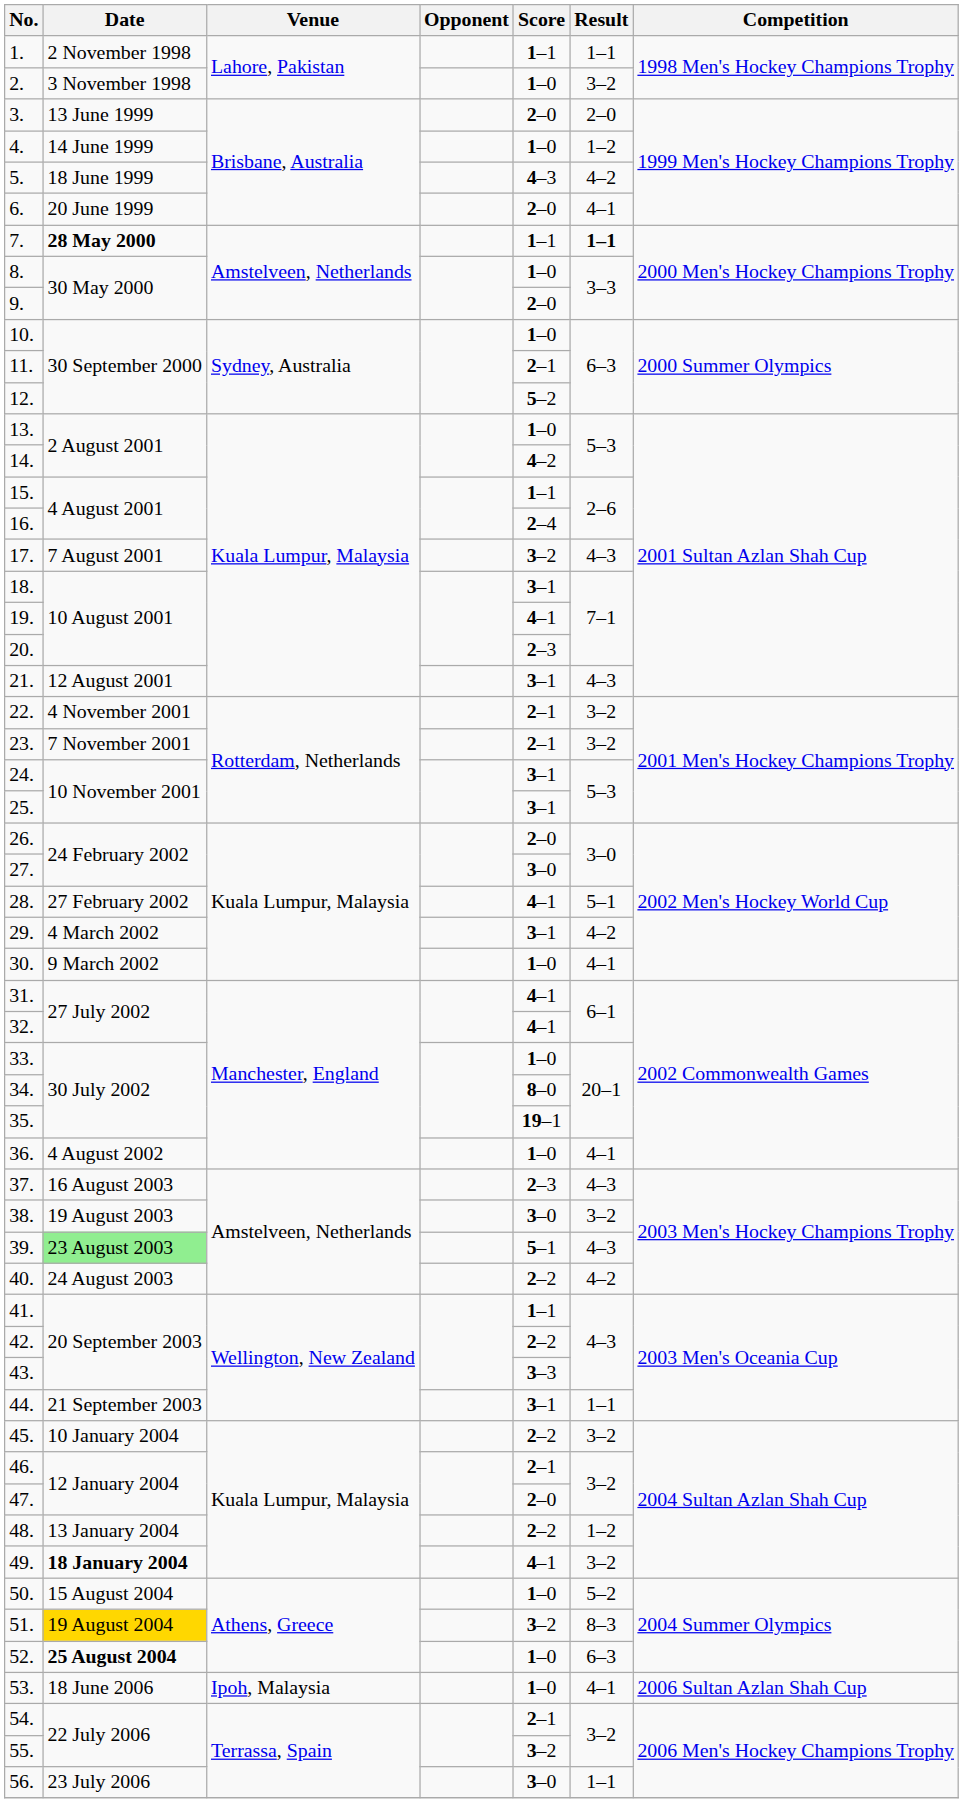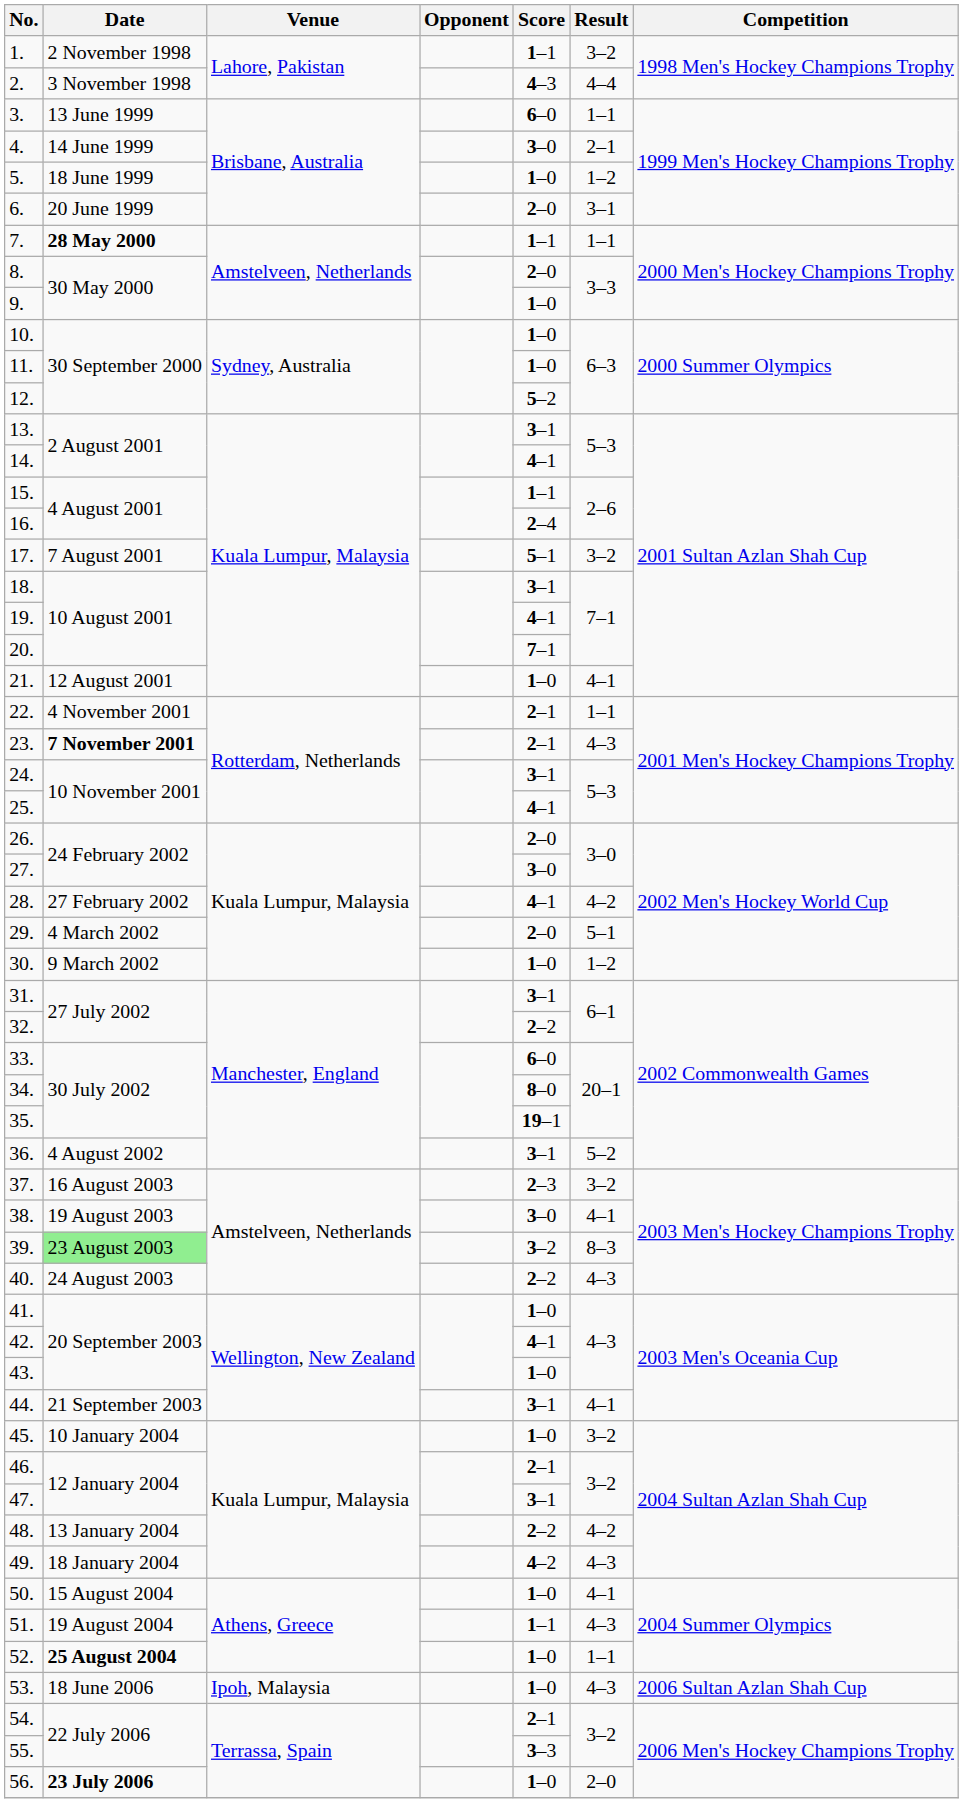(601, 51) 1–1 -> (601, 51) 3–2
(542, 83) 1–0 -> (542, 83) 4–3
(601, 83) 3–2 -> (601, 83) 4–4
(542, 114) 2–0 -> (542, 114) 6–0
(601, 114) 2–0 -> (601, 114) 1–1
(542, 146) 1–0 -> (542, 146) 3–0
(601, 146) 1–2 -> (601, 146) 2–1
(542, 177) 4–3 -> (542, 177) 1–0
(601, 177) 4–2 -> (601, 177) 1–2
(601, 209) 4–1 -> (601, 209) 3–1
(601, 240) bold -> (601, 240) normal
(542, 271) 1–0 -> (542, 271) 2–0
(542, 303) 2–0 -> (542, 303) 1–0
(542, 366) 2–1 -> (542, 366) 1–0
(542, 429) 1–0 -> (542, 429) 3–1
(542, 460) 4–2 -> (542, 460) 4–1
(542, 555) 3–2 -> (542, 555) 5–1
(601, 555) 4–3 -> (601, 555) 3–2
(542, 649) 2–3 -> (542, 649) 7–1
(542, 680) 3–1 -> (542, 680) 1–0
(601, 680) 4–3 -> (601, 680) 4–1
(601, 712) 3–2 -> (601, 712) 1–1
(119, 743) normal -> (121, 743) bold
(601, 743) 3–2 -> (601, 743) 4–3
(542, 806) 3–1 -> (542, 806) 4–1
(601, 901) 5–1 -> (601, 901) 4–2
(542, 932) 3–1 -> (542, 932) 2–0
(601, 932) 4–2 -> (601, 932) 5–1
(601, 964) 4–1 -> (601, 964) 1–2
(542, 995) 4–1 -> (542, 995) 3–1
(542, 1027) 4–1 -> (542, 1027) 2–2
(542, 1058) 1–0 -> (542, 1058) 6–0
(542, 1152) 1–0 -> (542, 1152) 3–1
(601, 1152) 4–1 -> (601, 1152) 5–2
(601, 1184) 4–3 -> (601, 1184) 3–2
(601, 1215) 3–2 -> (601, 1215) 4–1
(542, 1247) 5–1 -> (542, 1247) 3–2
(601, 1247) 4–3 -> (601, 1247) 8–3
(601, 1278) 4–2 -> (601, 1278) 4–3
(542, 1310) 1–1 -> (542, 1310) 1–0
(542, 1341) 2–2 -> (542, 1341) 4–1
(542, 1373) 3–3 -> (542, 1373) 1–0
(601, 1404) 1–1 -> (601, 1404) 4–1
(542, 1436) 2–2 -> (542, 1436) 1–0
(542, 1499) 2–0 -> (542, 1499) 3–1
(601, 1530) 1–2 -> (601, 1530) 4–2
(118, 1562) bold -> (113, 1562) normal
(542, 1562) 4–1 -> (542, 1562) 4–2
(601, 1562) 3–2 -> (601, 1562) 4–3
(601, 1593) 5–2 -> (601, 1593) 4–1
(110, 1624) gold background -> (110, 1624) no background
(542, 1624) 3–2 -> (542, 1624) 1–1
(601, 1624) 8–3 -> (601, 1624) 4–3
(601, 1656) 6–3 -> (601, 1656) 1–1
(601, 1687) 4–1 -> (601, 1687) 4–3
(542, 1750) 3–2 -> (542, 1750) 3–3
(99, 1782) normal -> (100, 1782) bold
(542, 1782) 3–0 -> (542, 1782) 1–0
(601, 1782) 1–1 -> (601, 1782) 2–0
